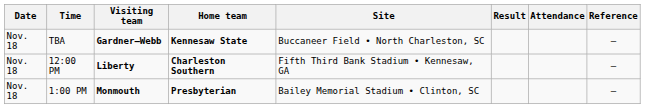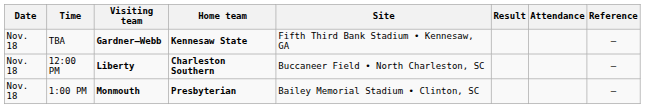(381, 42) Buccaneer Field • North Charleston, SC -> (376, 42) Fifth Third Bank Stadium • Kennesaw, GA
(376, 67) Fifth Third Bank Stadium • Kennesaw, GA -> (381, 67) Buccaneer Field • North Charleston, SC
